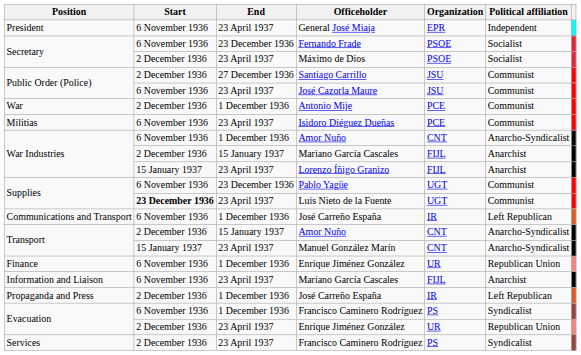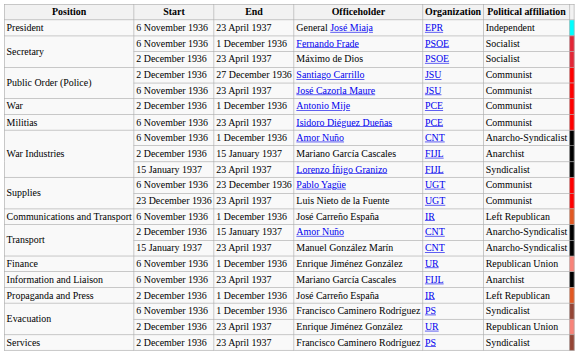(256, 43) 23 December 1936 -> (252, 43) 1 December 1936
(507, 169) Anarchist -> (508, 169) Syndicalist
(175, 201) bold -> (174, 201) normal
